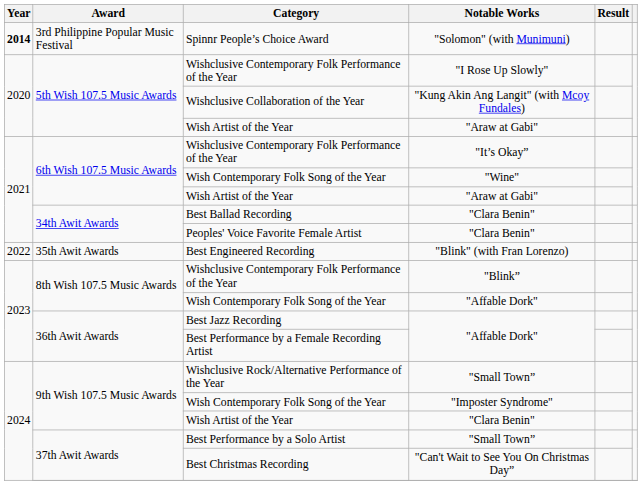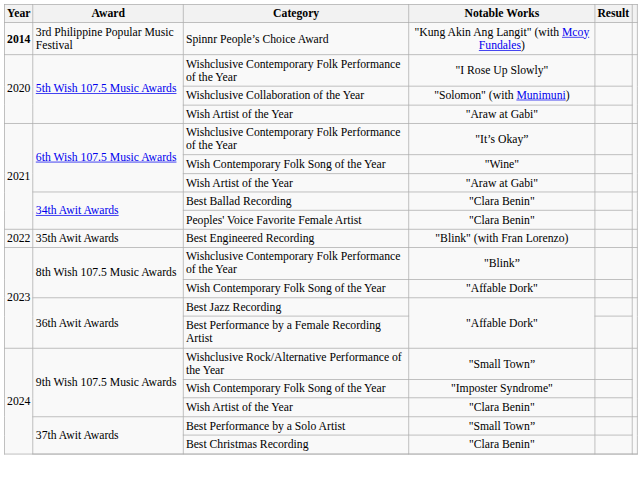(502, 38) "Solomon" (with Munimuni) -> (502, 38) "Kung Akin Ang Langit" (with Mcoy Fundales)
(502, 102) "Kung Akin Ang Langit" (with Mcoy Fundales) -> (502, 95) "Solomon" (with Munimuni)
(502, 464) "Can't Wait to See You On Christmas Day” -> (502, 444) "Clara Benin"
